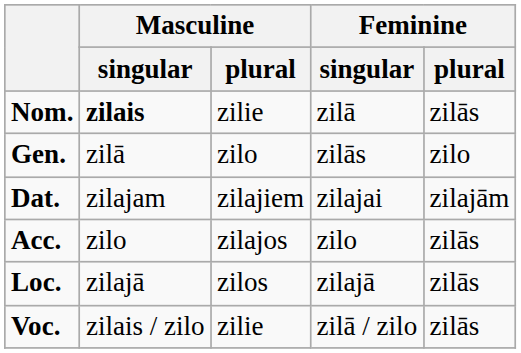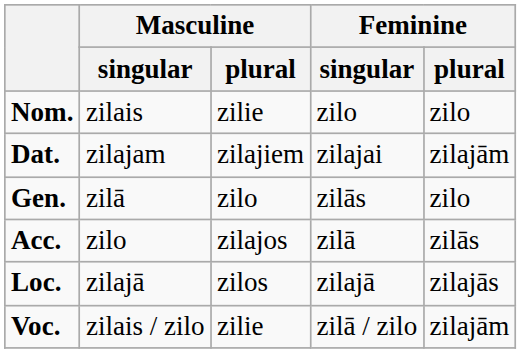(115, 111) bold -> (114, 111) normal
(336, 111) zilā -> (337, 111) zilo
(454, 111) zilās -> (450, 111) zilo
rows swapped: (38, 154) <-> (35, 197)
(337, 240) zilo -> (336, 240) zilā
(454, 283) zilās -> (464, 283) zilajās
(454, 326) zilās -> (469, 326) zilajām
